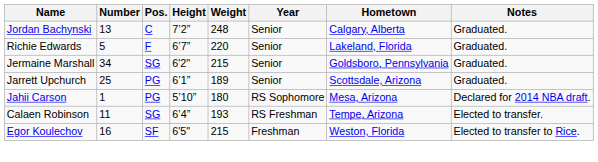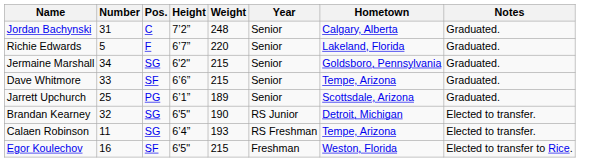(105, 30) 13 -> (105, 30) 31
+ row: (44, 81)
+ row: (49, 115)
- row: (37, 98)
